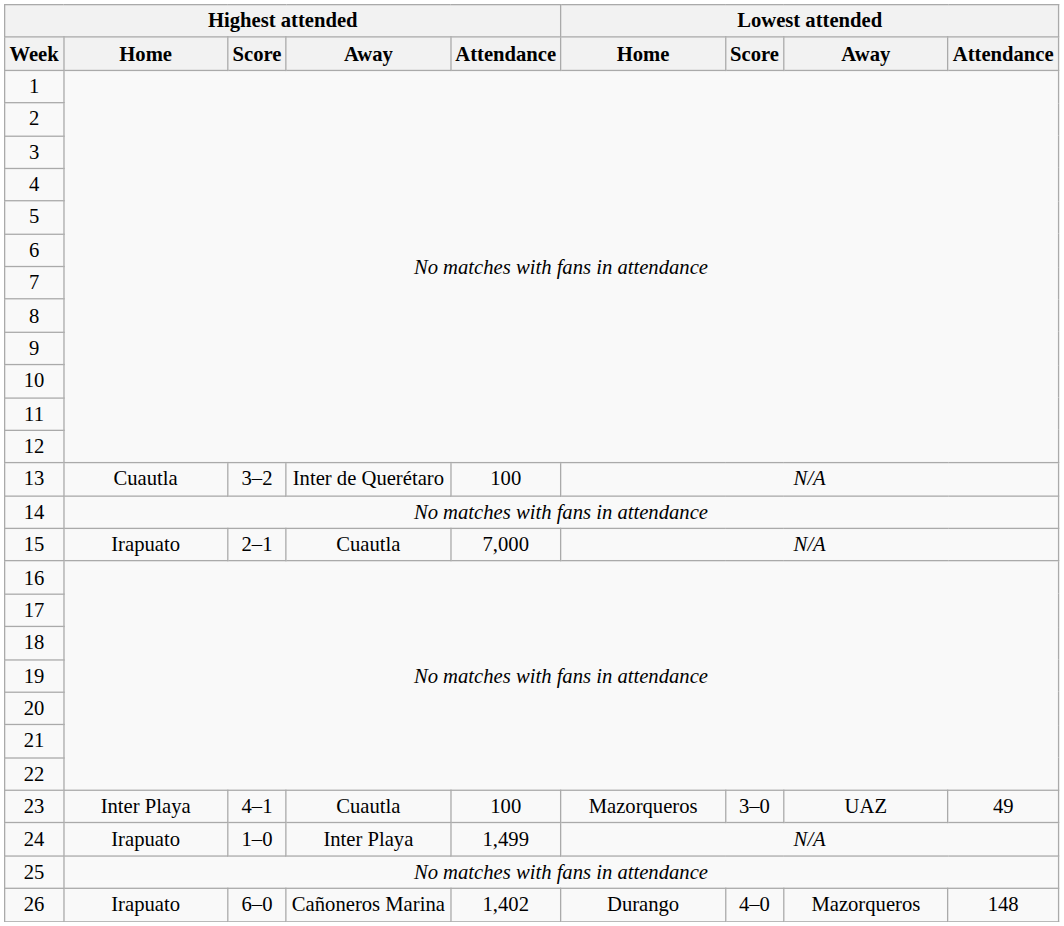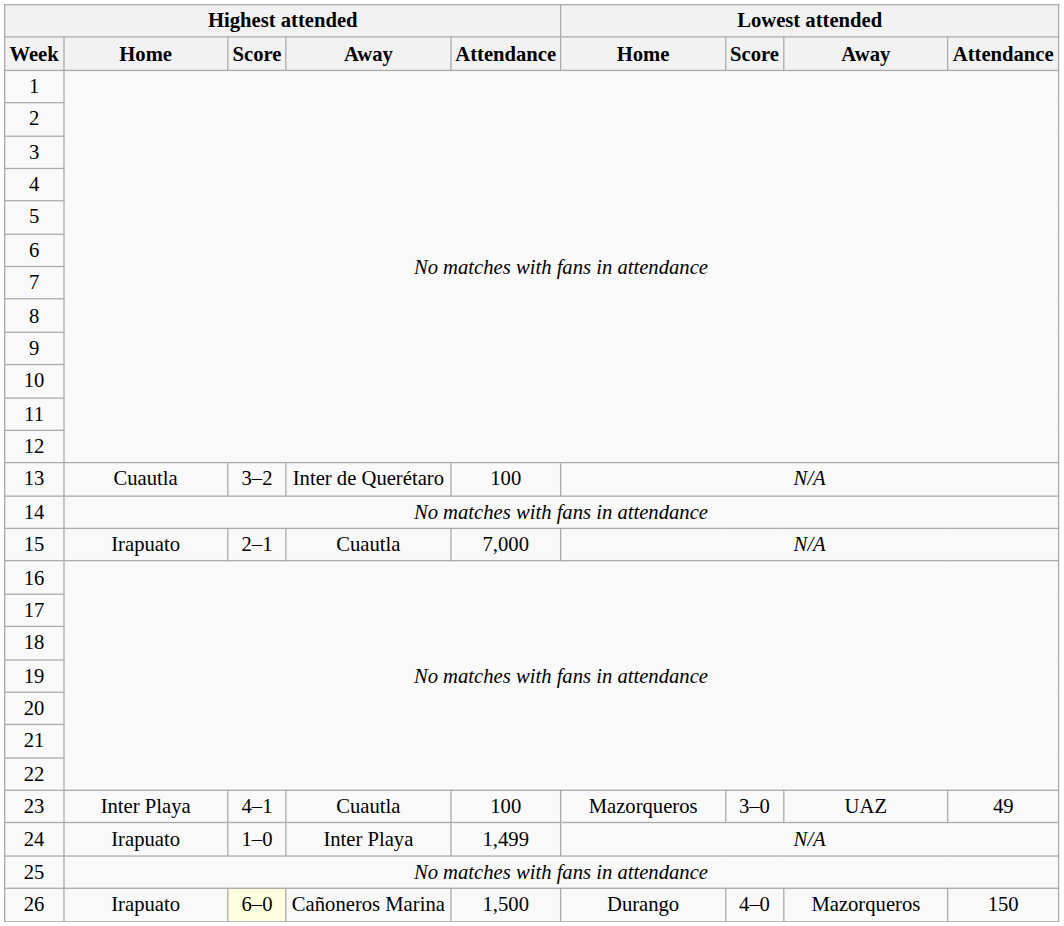(257, 904) no background -> (257, 904) lightyellow background
(506, 904) 1,402 -> (506, 904) 1,500
(1003, 904) 148 -> (1003, 904) 150
